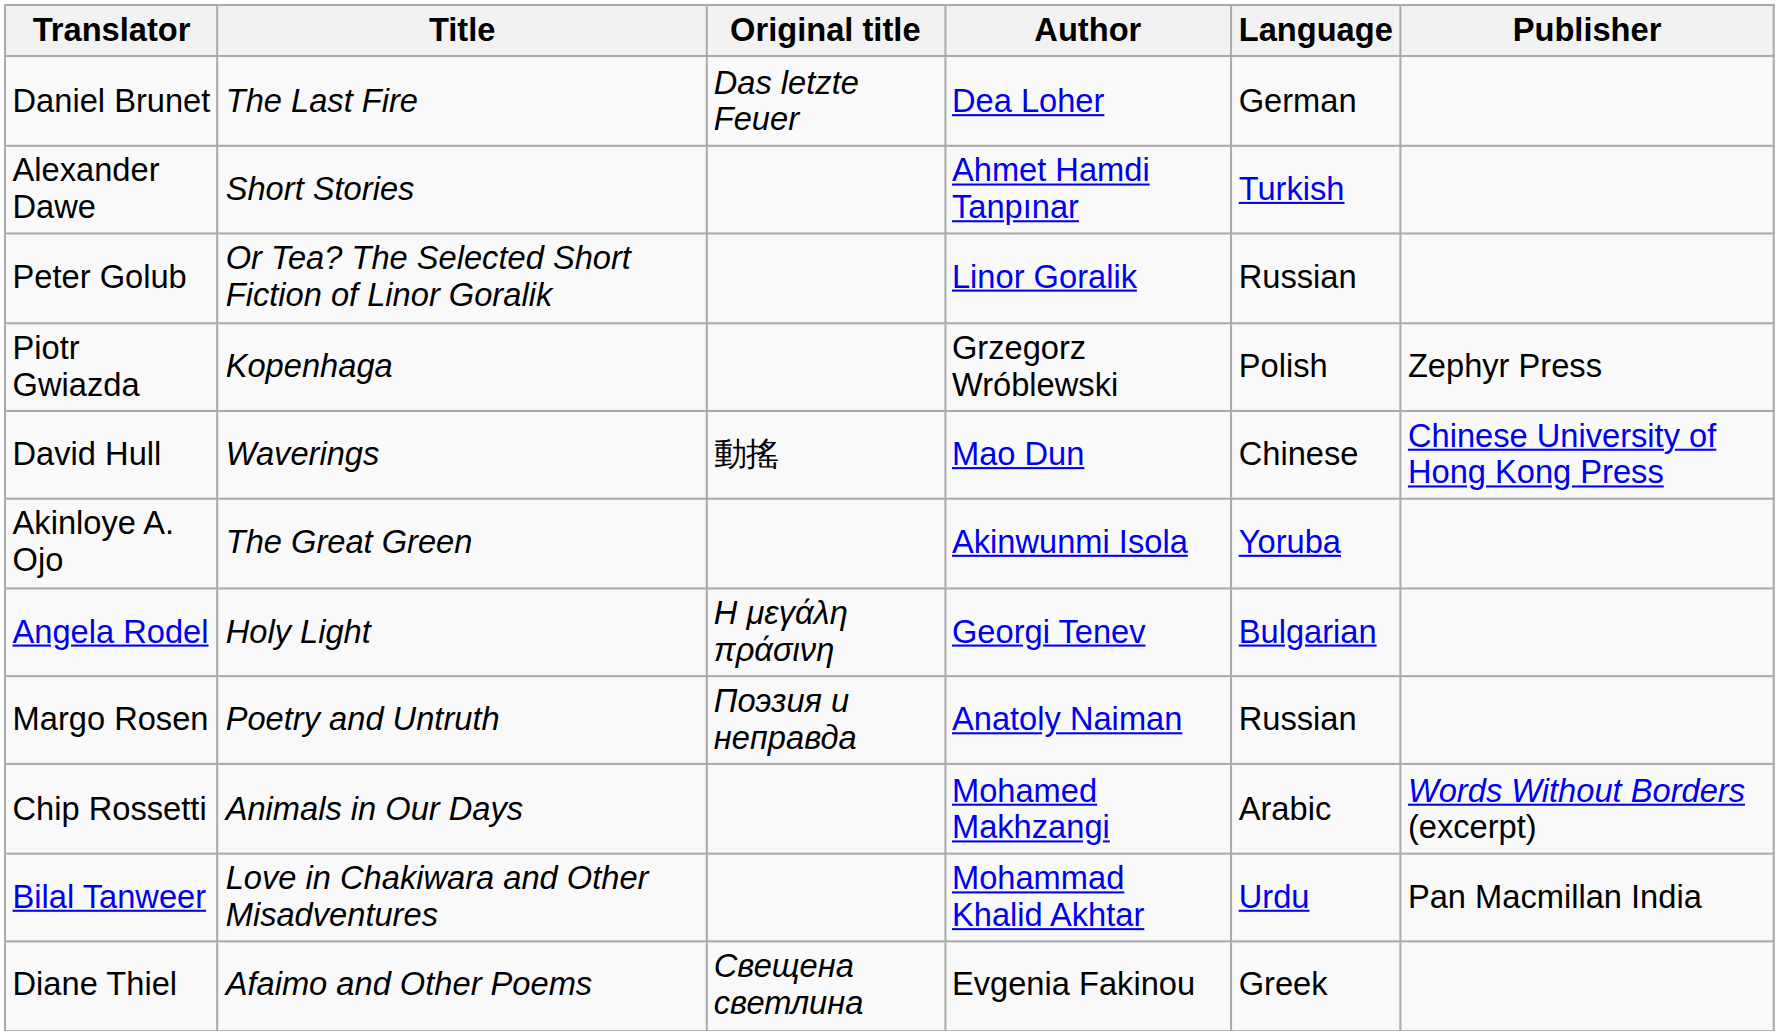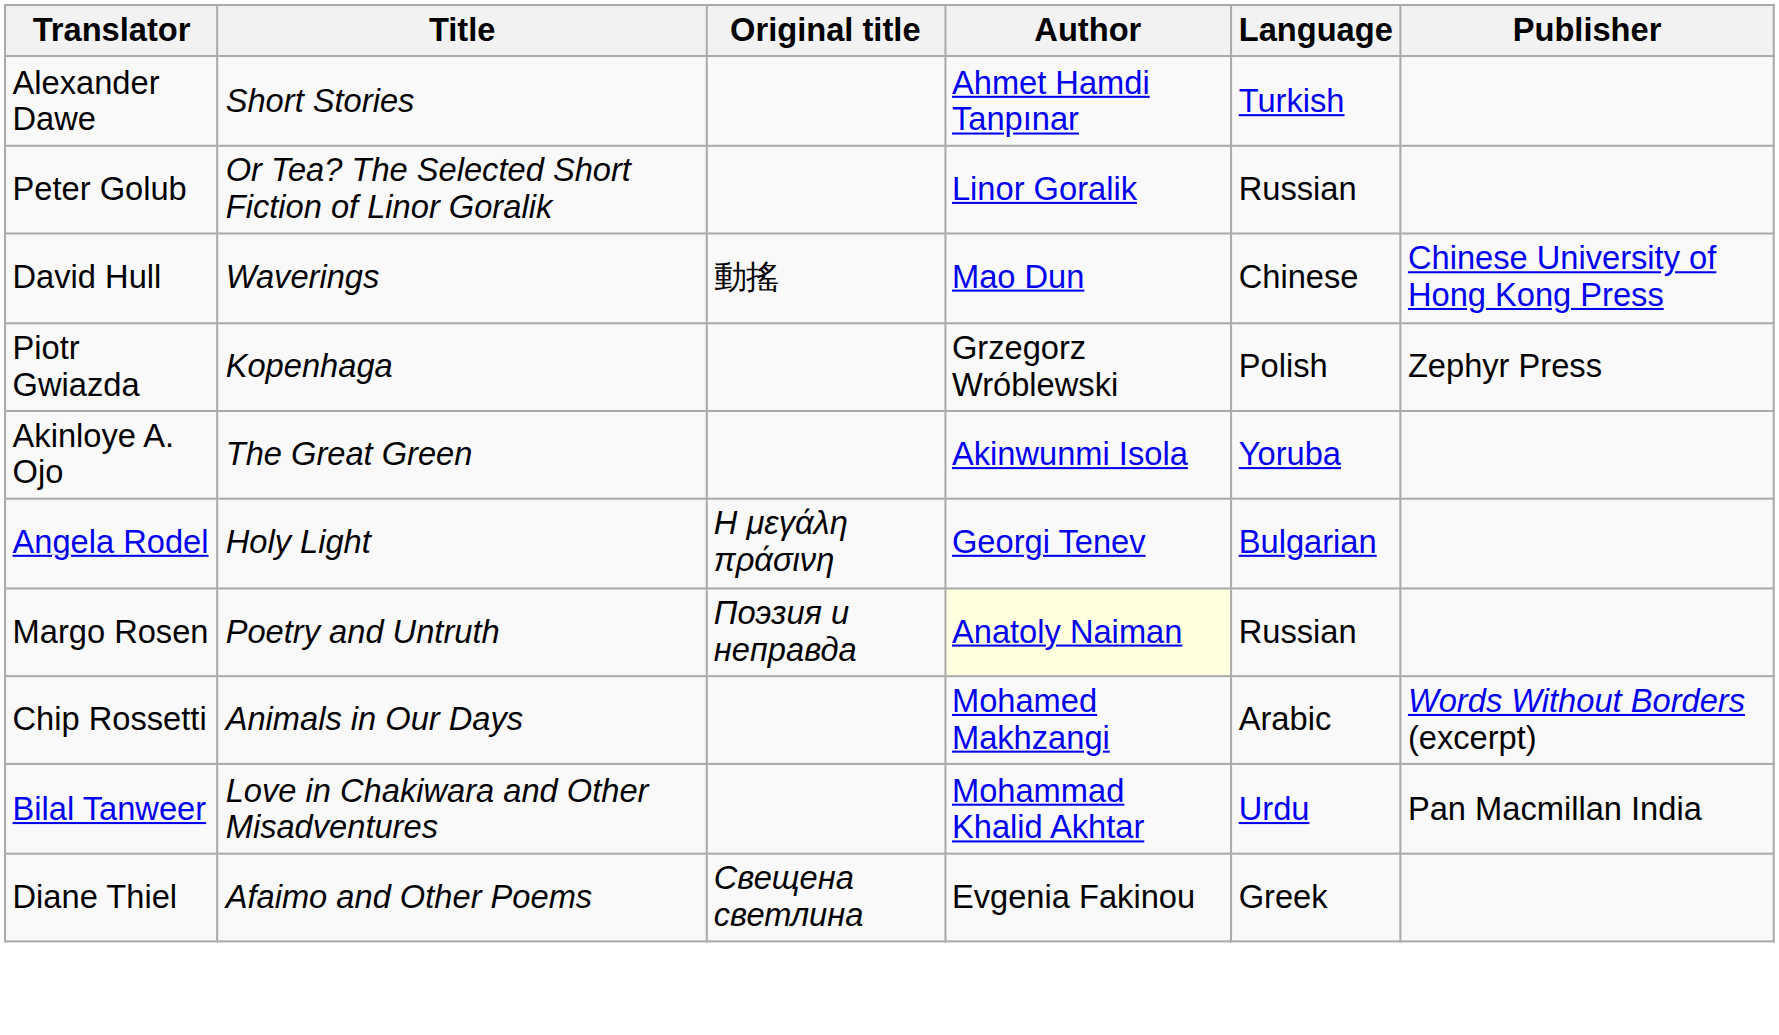- row: (111, 100)
rows swapped: (76, 365) <-> (87, 454)
(1067, 719) no background -> (1067, 631) lightyellow background
